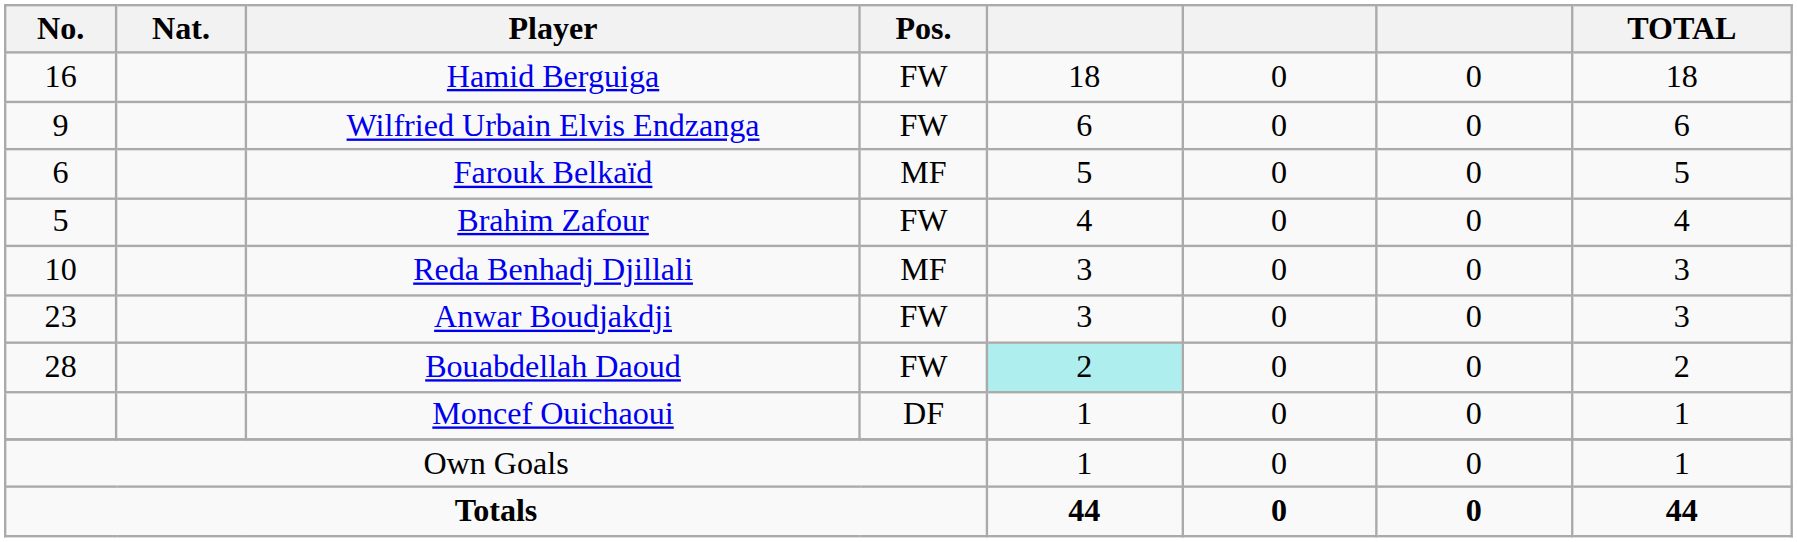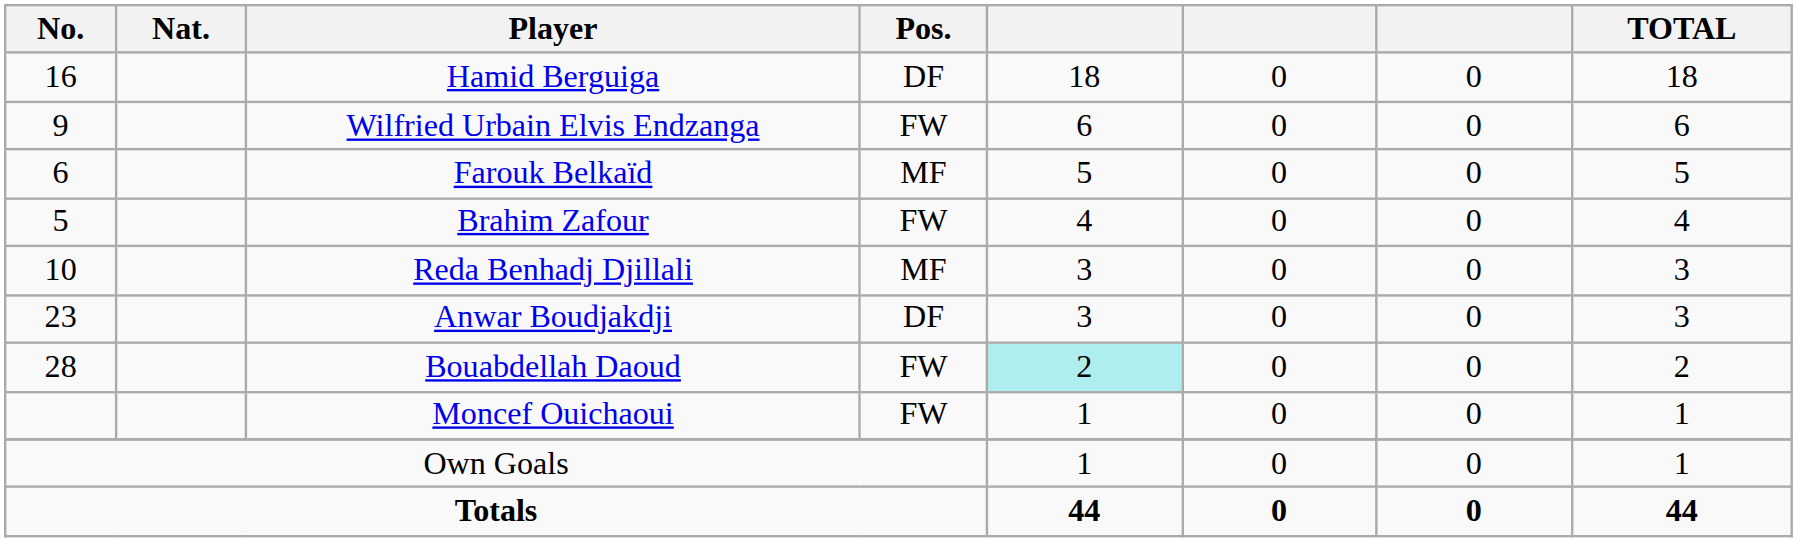(923, 76) FW -> (923, 76) DF
(923, 317) FW -> (923, 317) DF
(923, 414) DF -> (923, 414) FW
